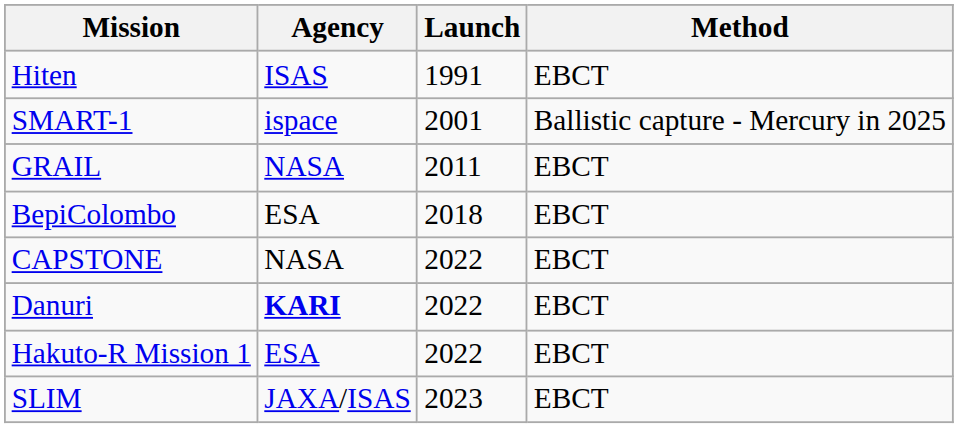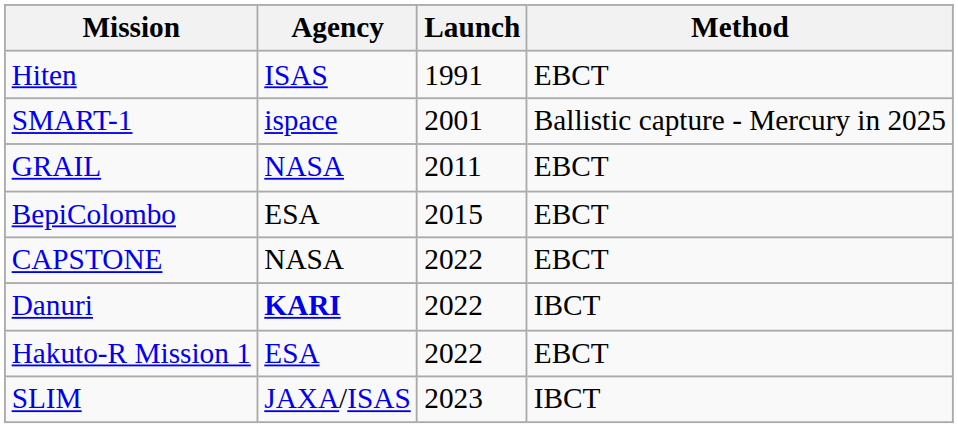(454, 213) 2018 -> (454, 213) 2015
(571, 306) EBCT -> (567, 306) IBCT
(571, 399) EBCT -> (567, 399) IBCT
